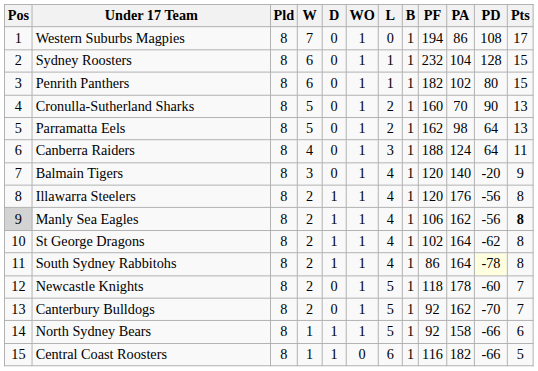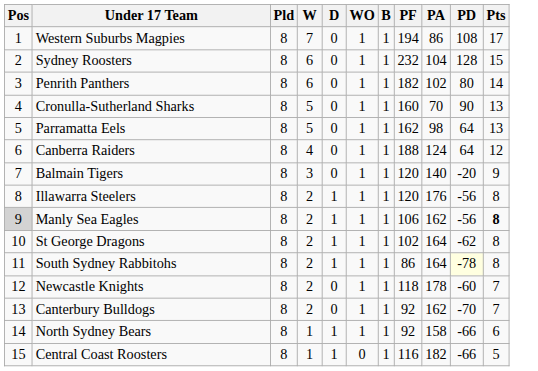- column: (390, 15)
(520, 83) 15 -> (496, 83) 14
(520, 151) 11 -> (496, 151) 12
